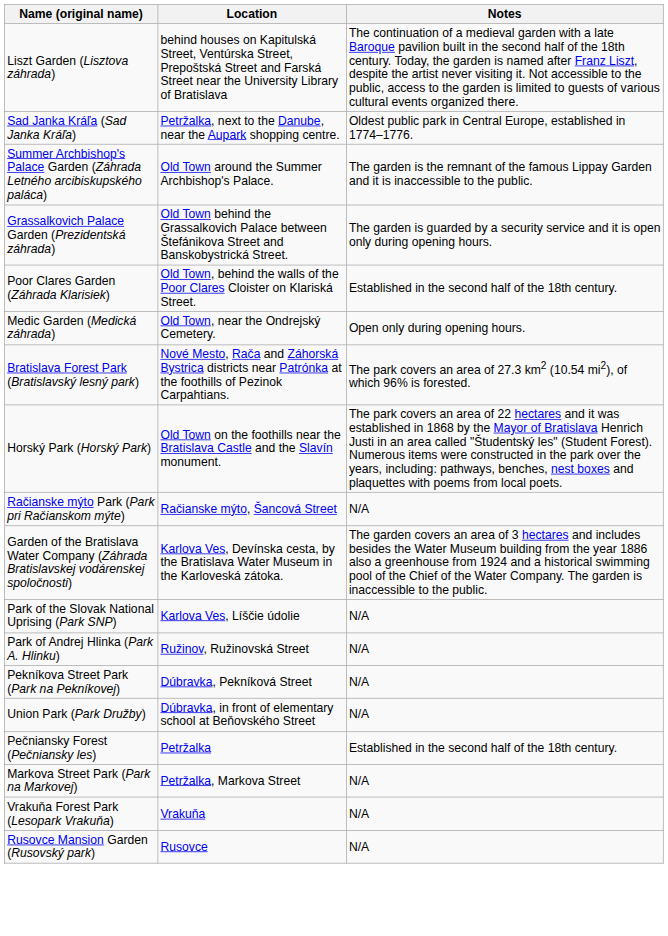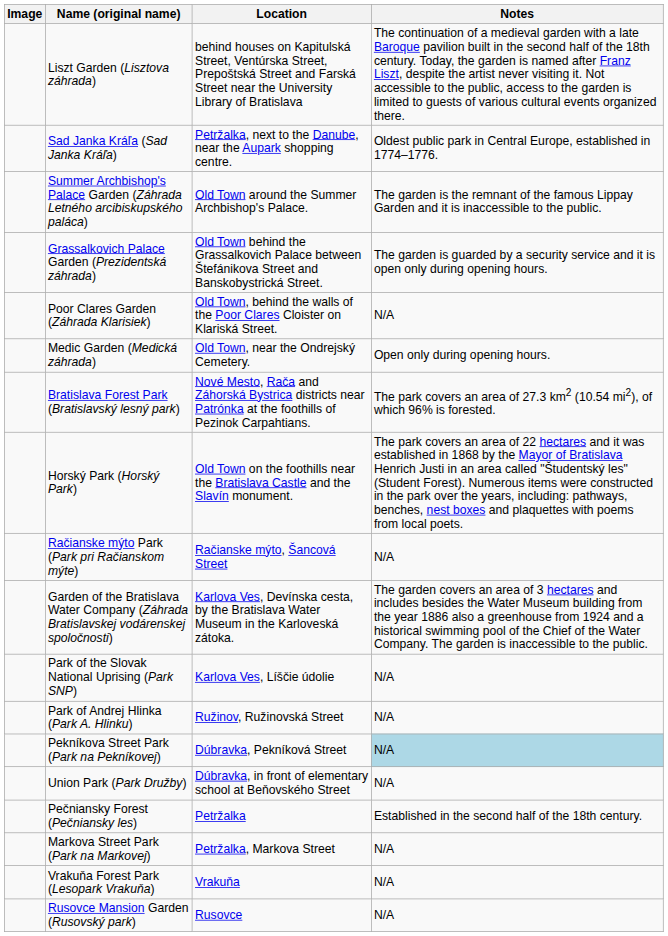+ column: (25, 14)
(483, 288) Established in the second half of the 18th century. -> (384, 315) N/A
(359, 682) no background -> (384, 750) lightblue background
